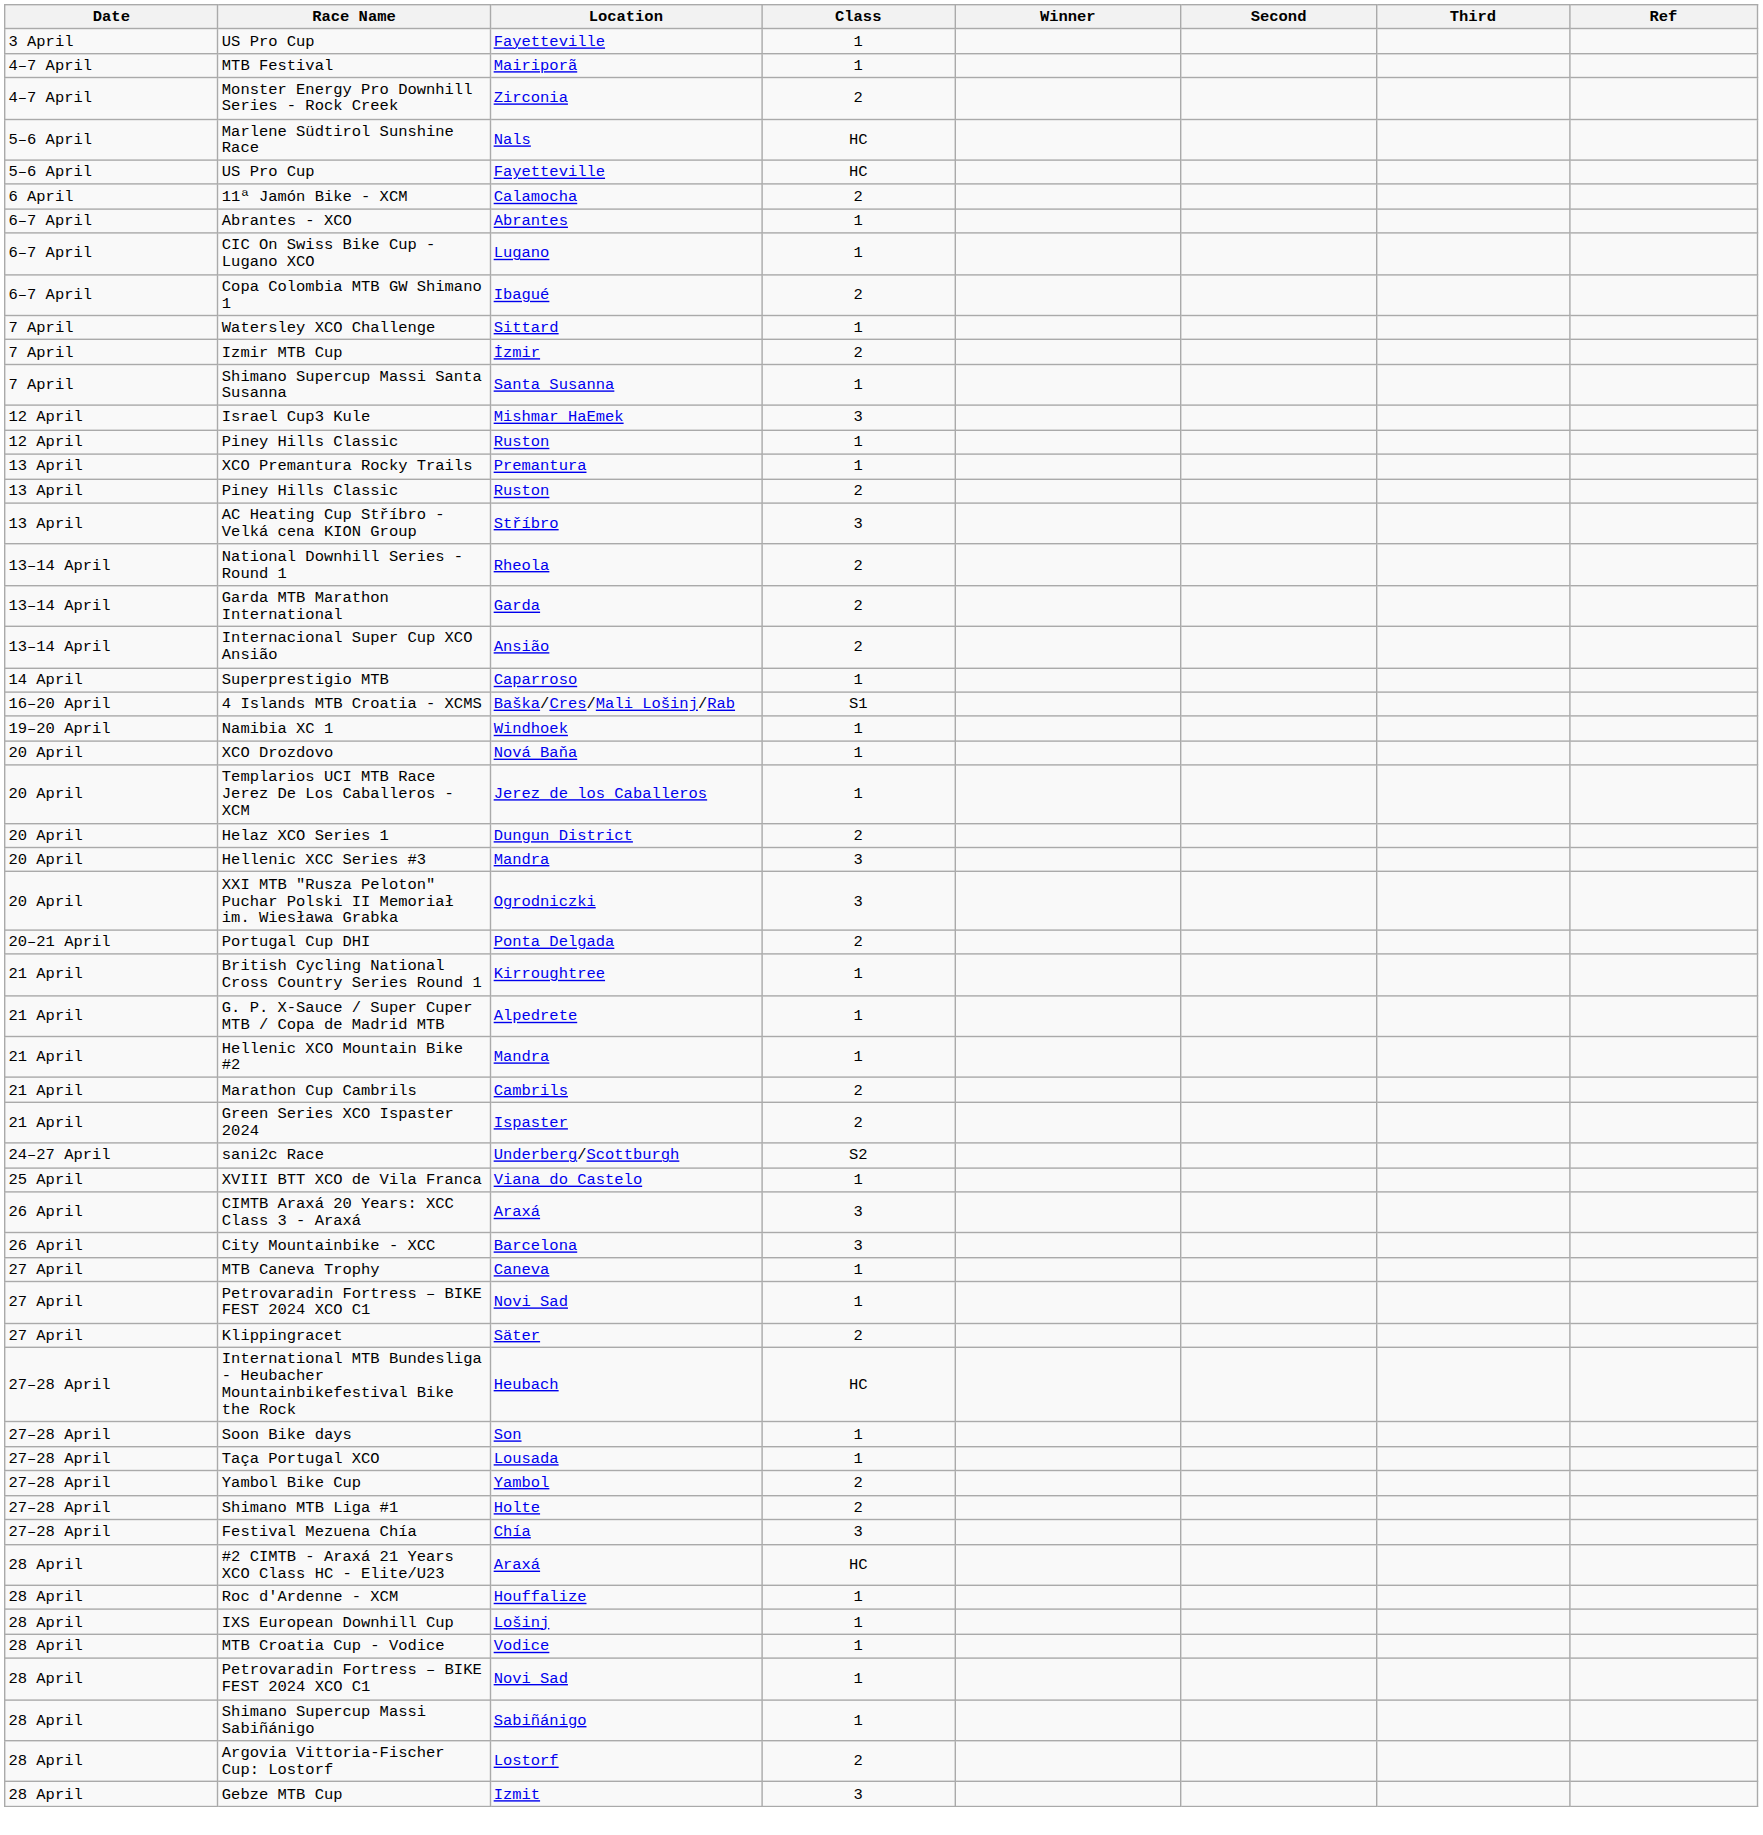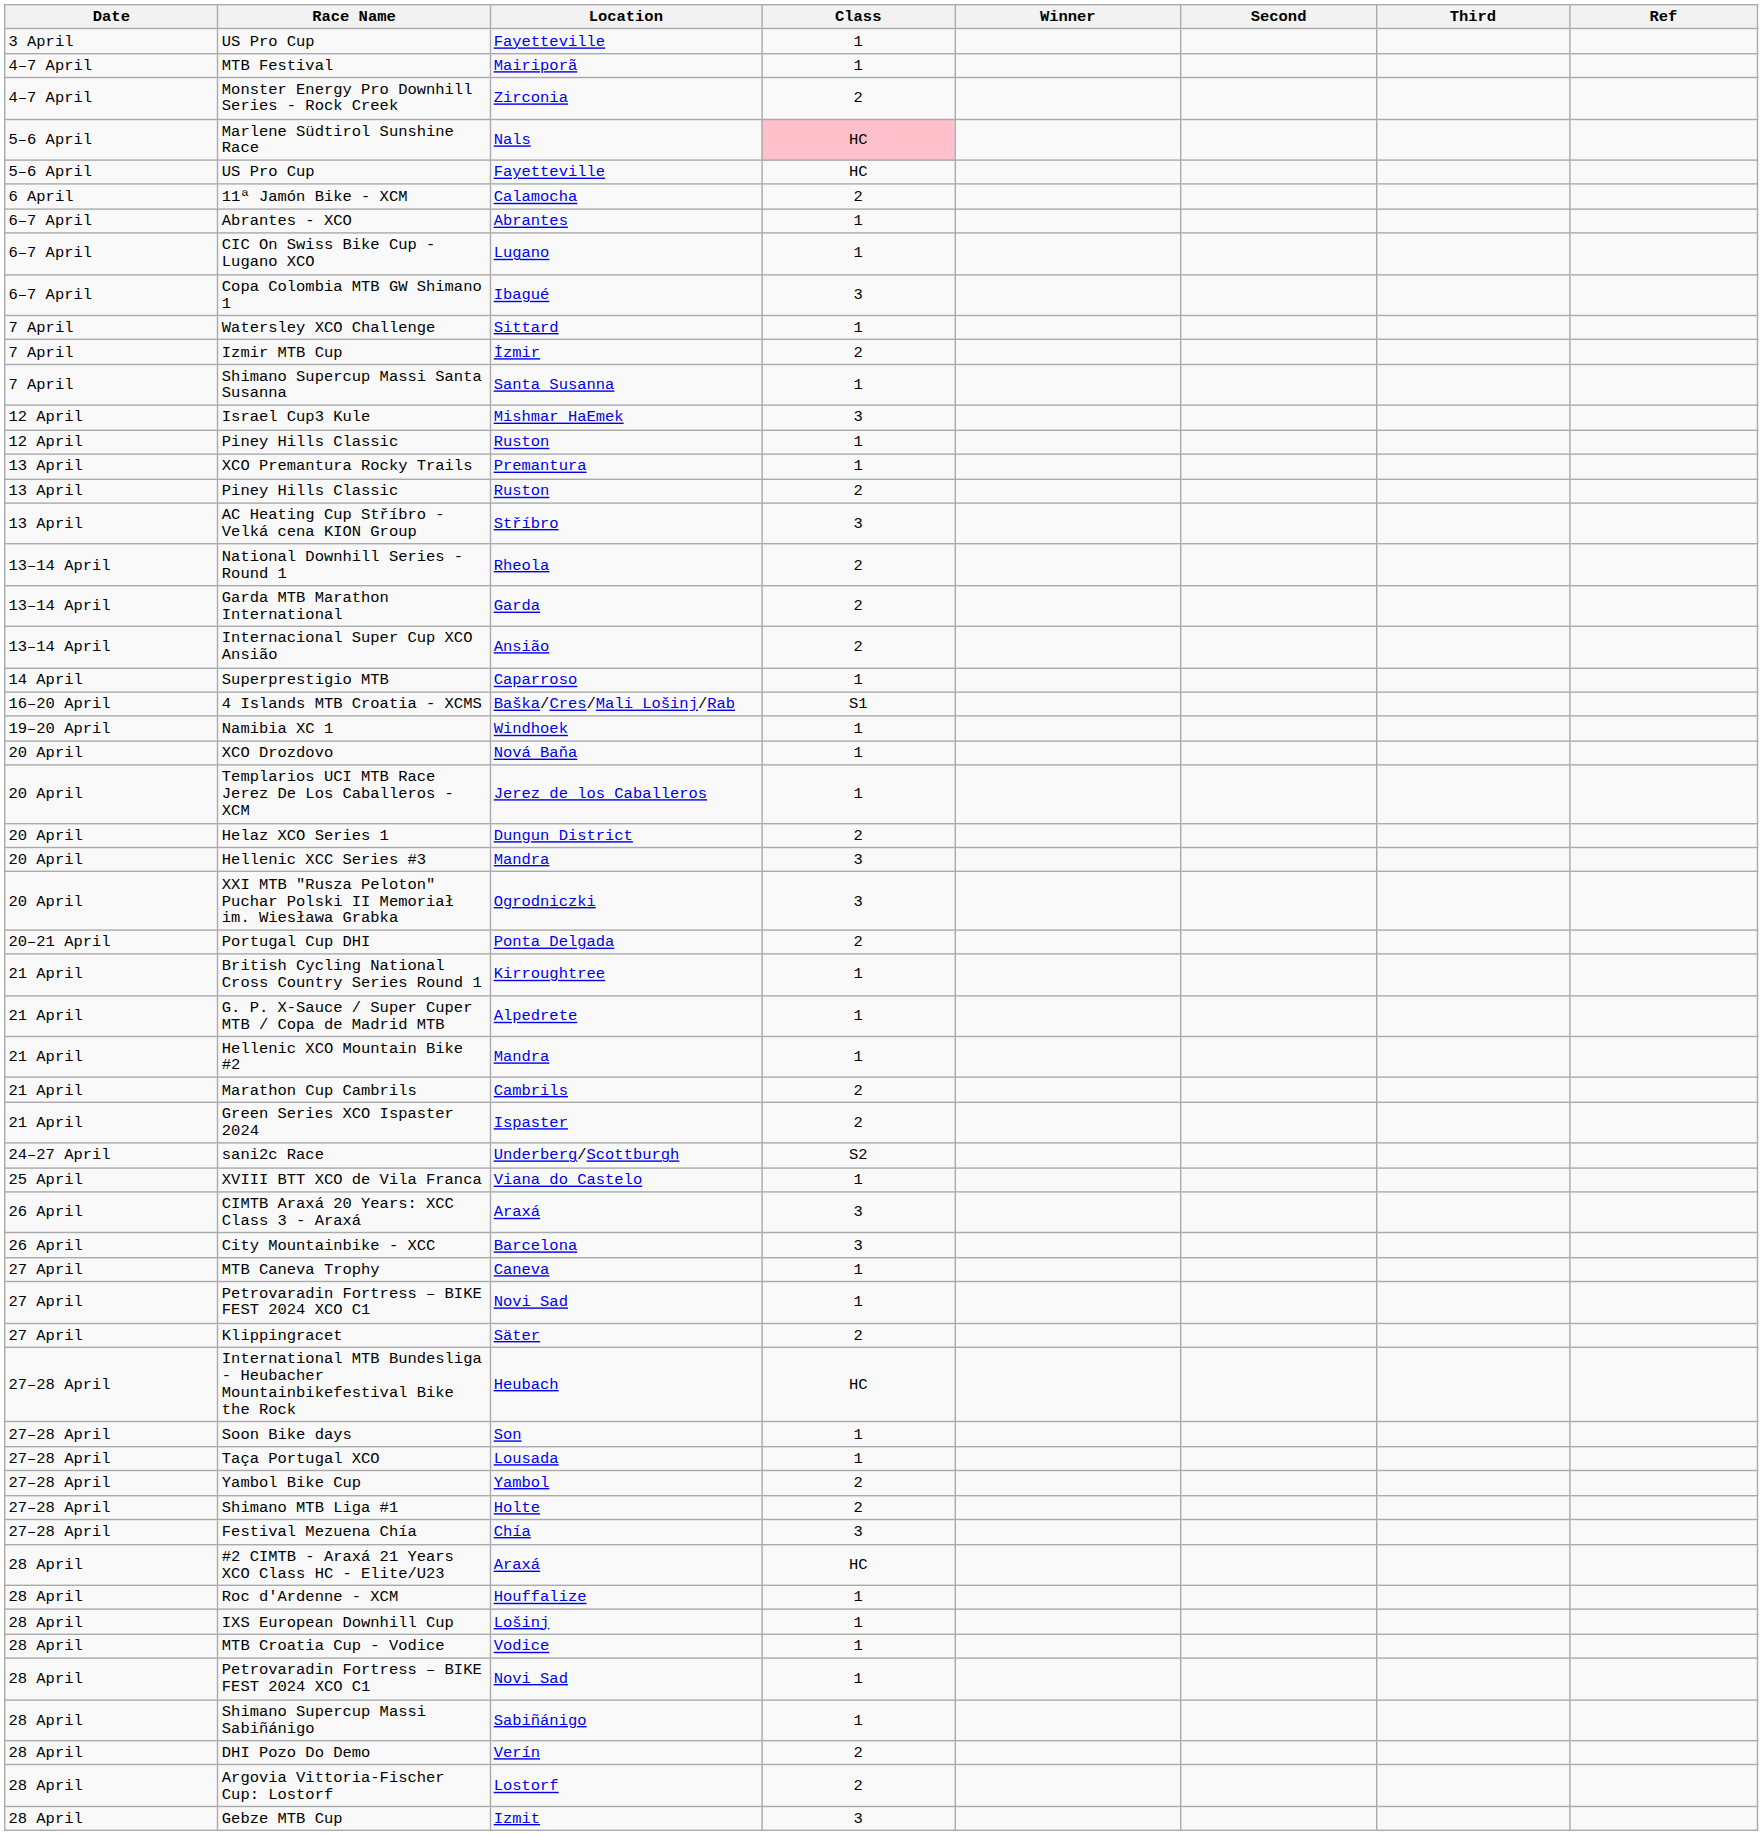(858, 140) no background -> (858, 140) pink background
(858, 295) 2 -> (858, 295) 3
+ row: (46, 1753)
